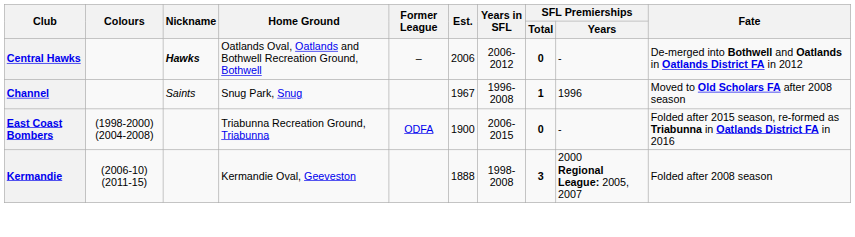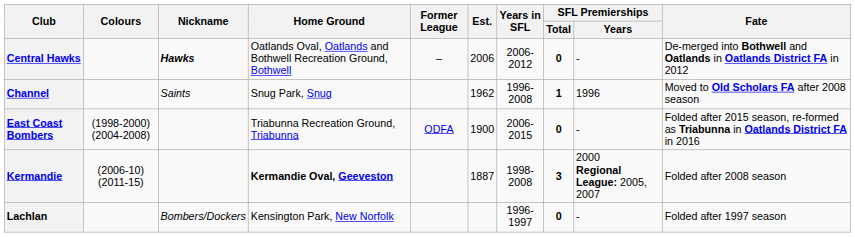(463, 94) 1967 -> (482, 94) 1962
(289, 176) normal -> (322, 176) bold
(463, 176) 1888 -> (482, 176) 1887
+ row: (27, 217)
